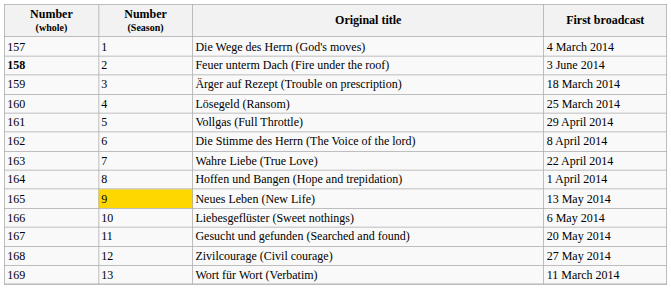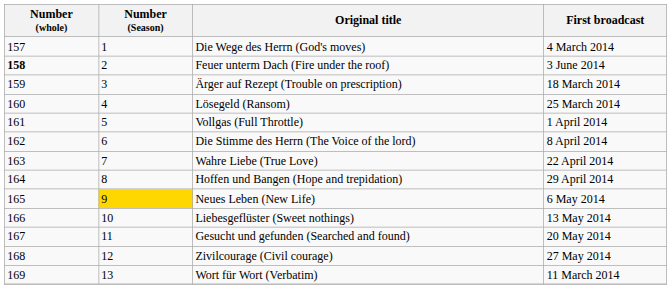(580, 122) 29 April 2014 -> (577, 122) 1 April 2014
(577, 179) 1 April 2014 -> (580, 179) 29 April 2014
(579, 198) 13 May 2014 -> (576, 198) 6 May 2014
(576, 217) 6 May 2014 -> (579, 217) 13 May 2014
